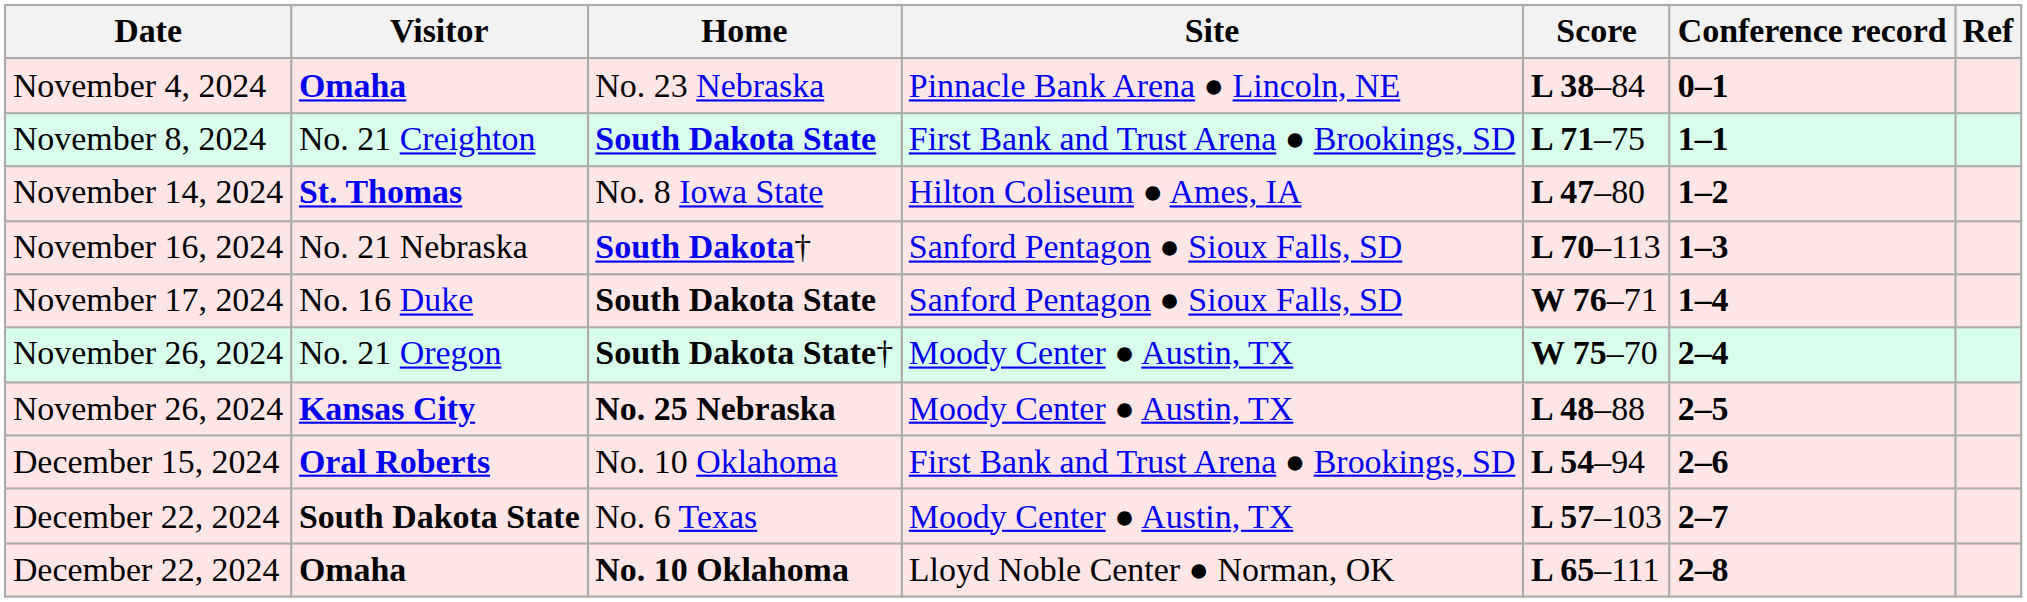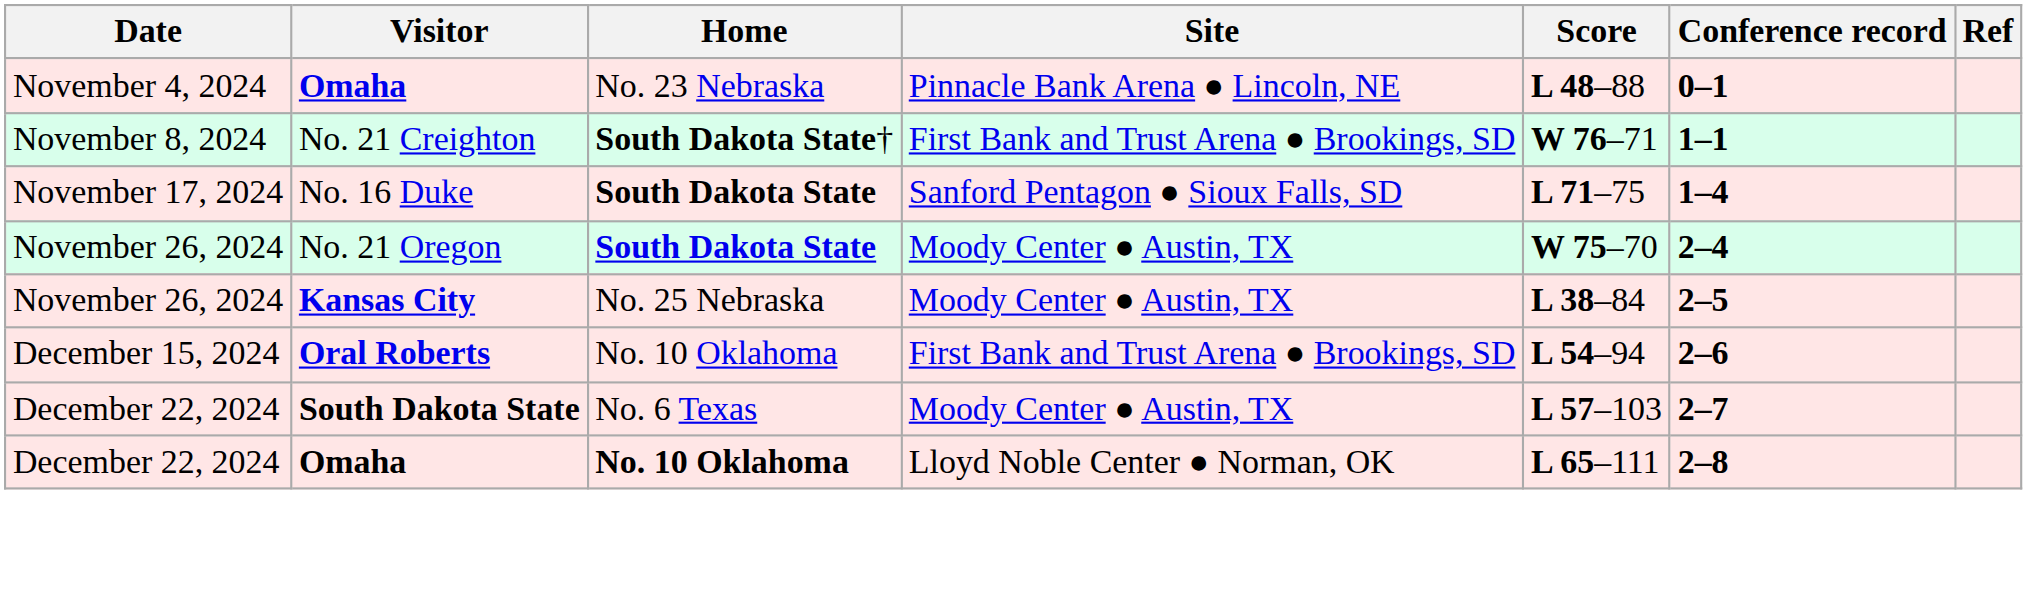(1588, 85) L 38–84 -> (1588, 85) L 48–88
(736, 138) South Dakota State -> (744, 138) South Dakota State†
(1588, 138) L 71–75 -> (1594, 138) W 76–71
- row: (148, 192)
- row: (148, 246)
(1594, 300) W 76–71 -> (1588, 192) L 71–75
(744, 354) South Dakota State† -> (736, 246) South Dakota State
(715, 407) bold -> (710, 300) normal
(1588, 407) L 48–88 -> (1588, 300) L 38–84
